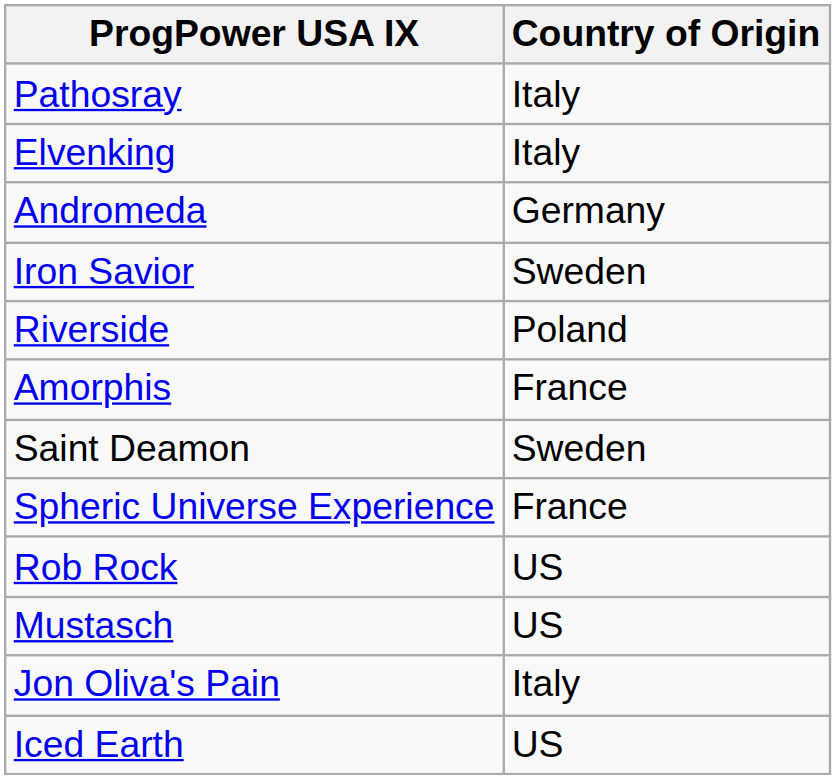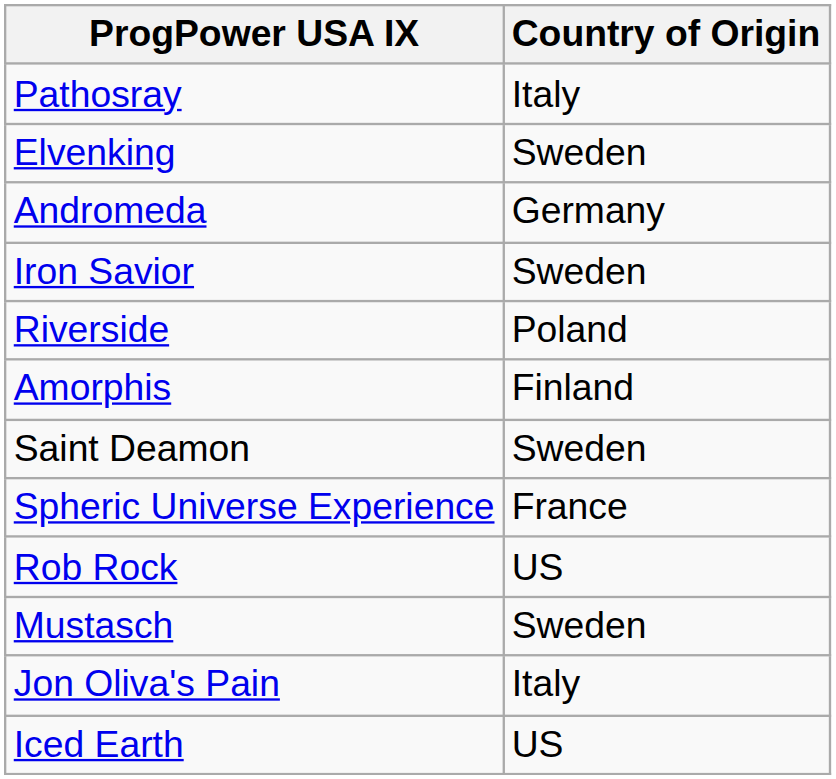(546, 152) Italy -> (579, 152) Sweden
(570, 388) France -> (573, 388) Finland
(538, 625) US -> (579, 625) Sweden
